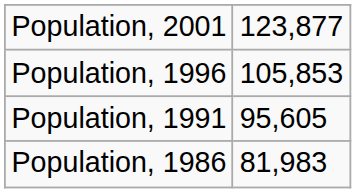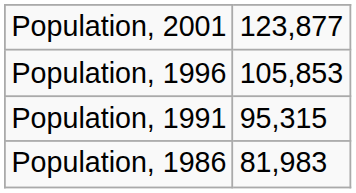(283, 118) 95,605 -> (283, 118) 95,315
